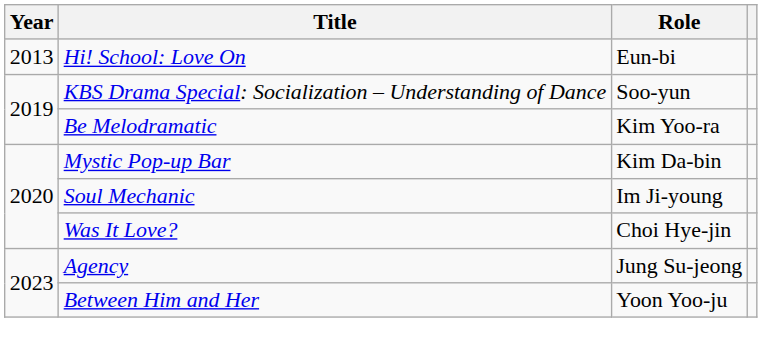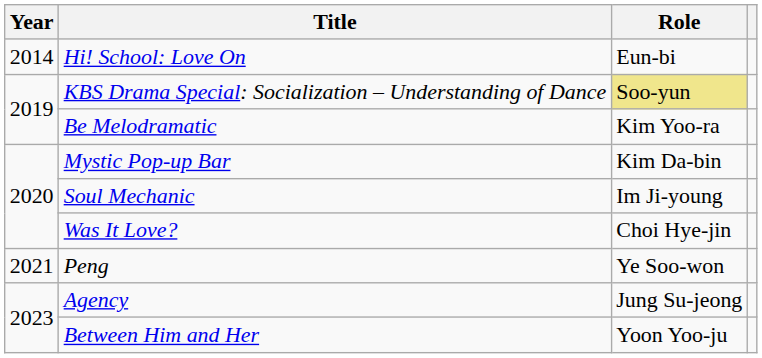(32, 56) 2013 -> (32, 56) 2014
(653, 91) no background -> (653, 91) khaki background
+ row: (86, 265)
